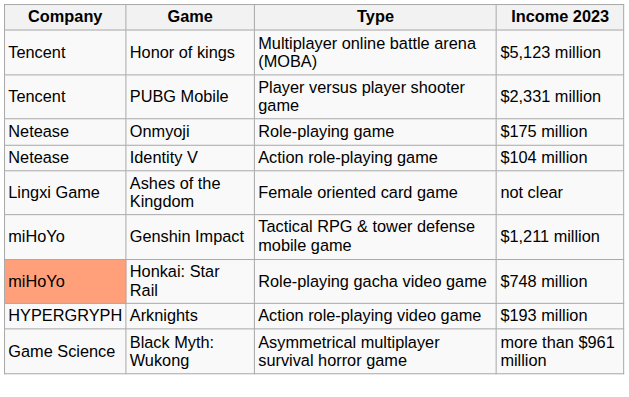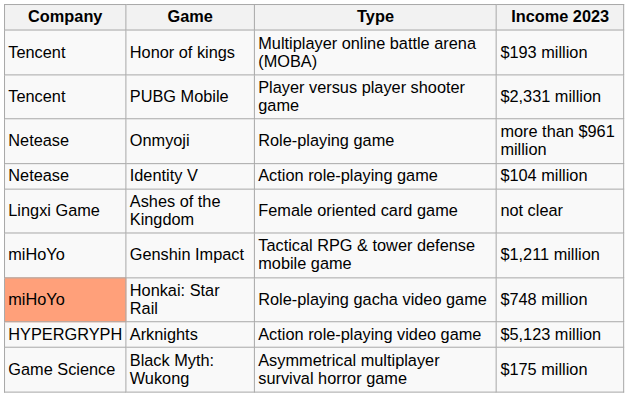(551, 52) $5,123 million -> (544, 52) $193 million
(544, 131) $175 million -> (558, 140) more than $961 million
(544, 316) $193 million -> (551, 334) $5,123 million
(558, 351) more than $961 million -> (544, 369) $175 million
